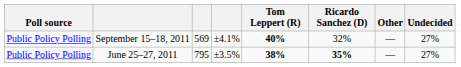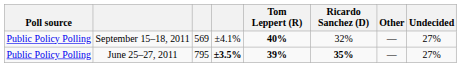(227, 54) normal -> (228, 54) bold
(275, 54) 38% -> (277, 54) 39%
